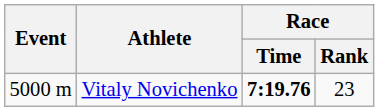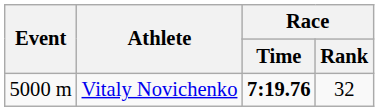(344, 89) 23 -> (344, 89) 32
